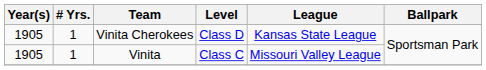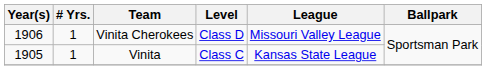(29, 35) 1905 -> (29, 35) 1906
(315, 35) Kansas State League -> (315, 35) Missouri Valley League
(315, 55) Missouri Valley League -> (315, 55) Kansas State League
